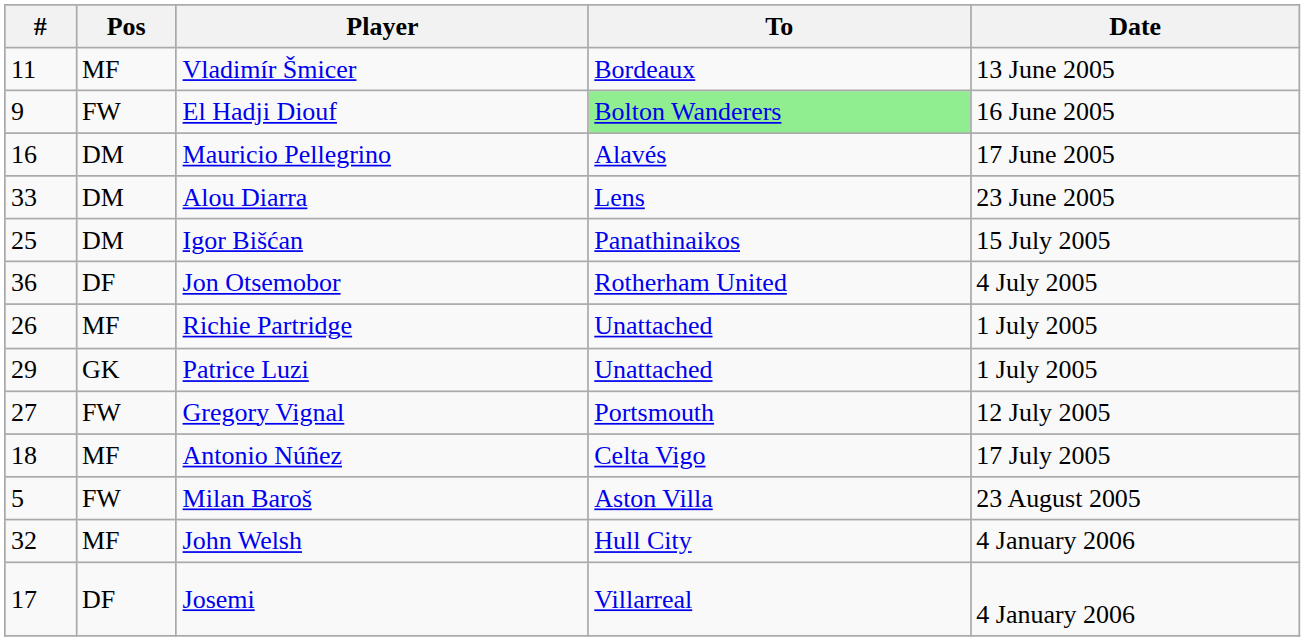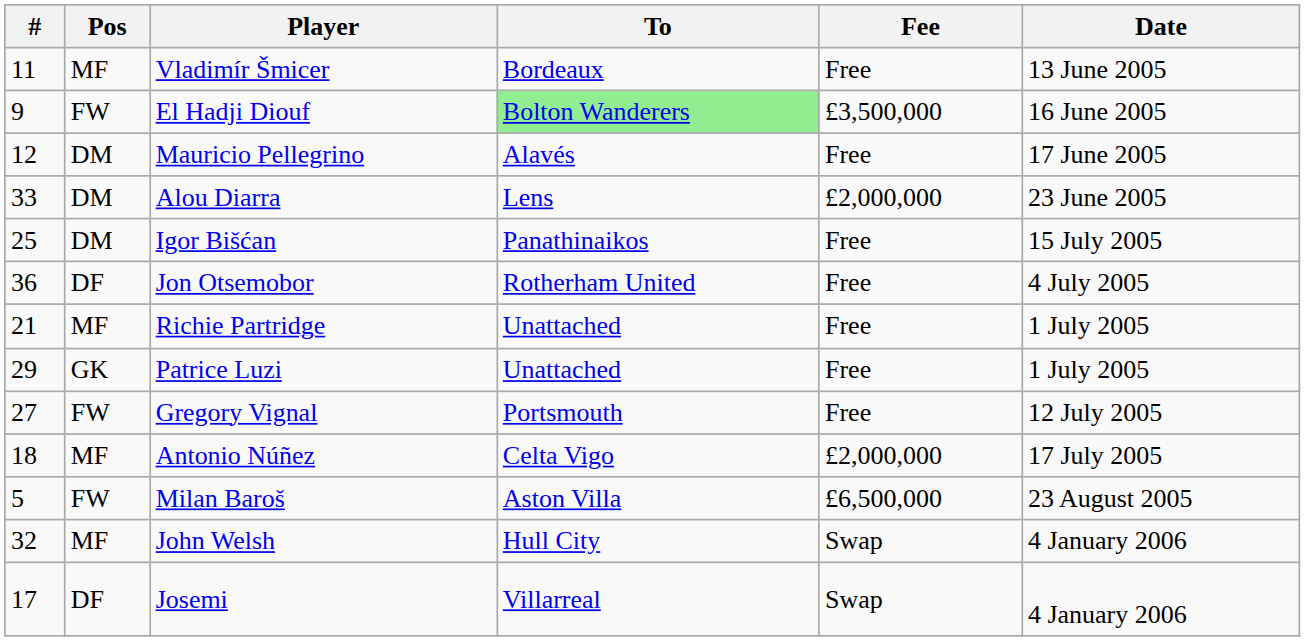+ column: (920, 26)
(24, 154) 16 -> (24, 154) 12
(24, 326) 26 -> (24, 326) 21
